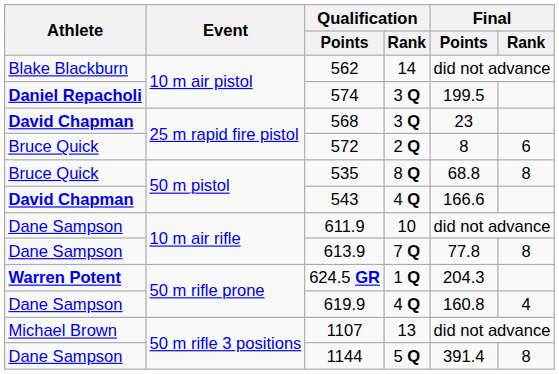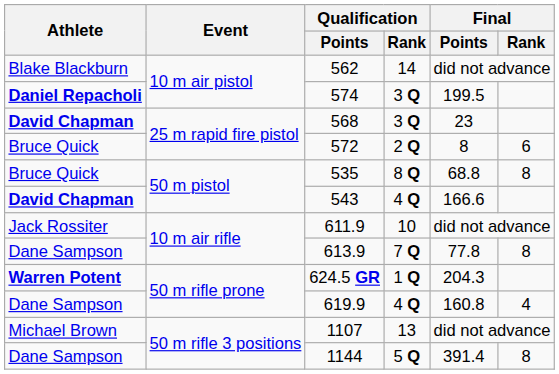(65, 226) Dane Sampson -> (58, 226) Jack Rossiter
